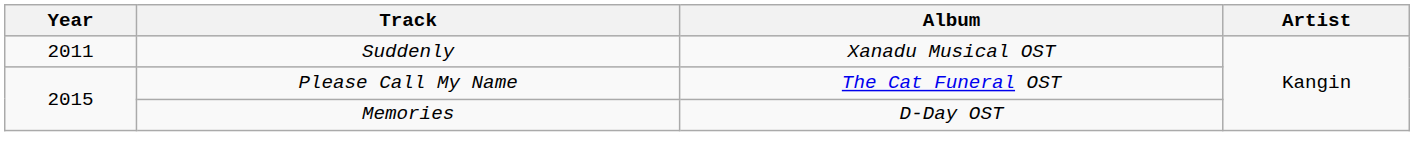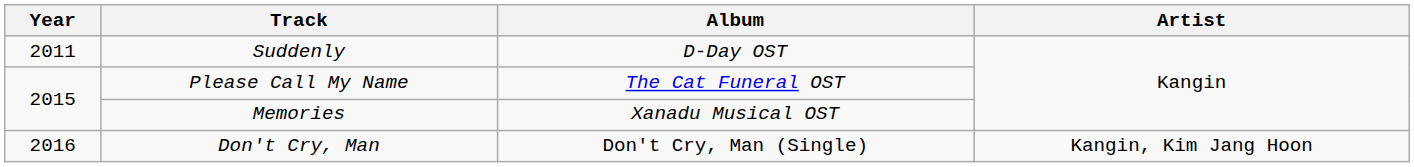(952, 52) Xanadu Musical OST -> (735, 52) D-Day OST
(952, 114) D-Day OST -> (735, 114) Xanadu Musical OST
+ row: (299, 146)
